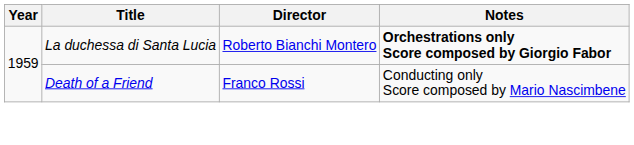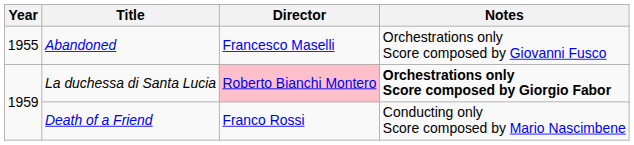+ row: (81, 45)
(299, 45) no background -> (299, 83) pink background
